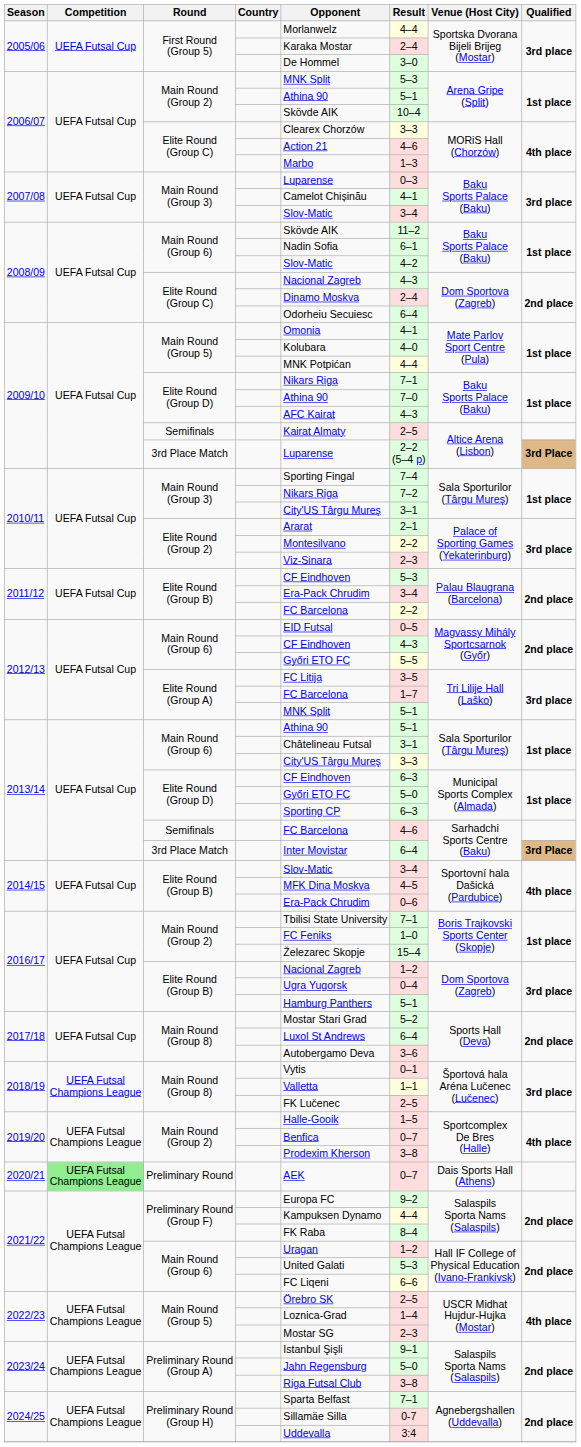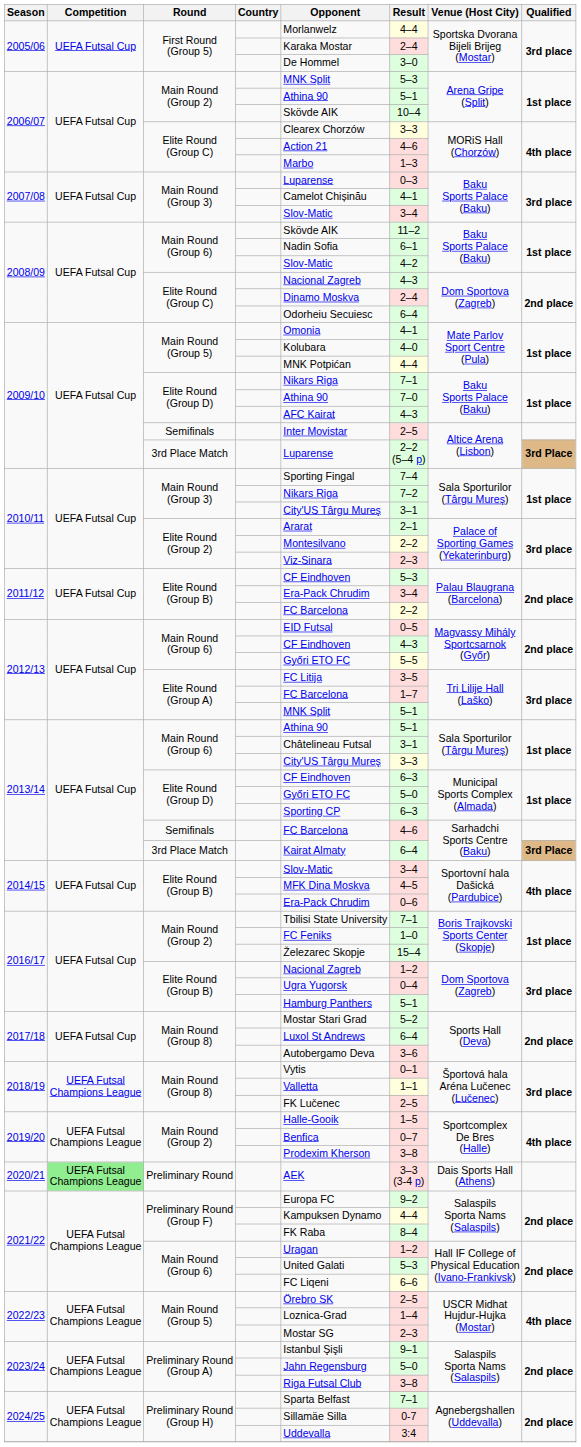(314, 431) Kairat Almaty -> (315, 431) Inter Movistar
(315, 850) Inter Movistar -> (314, 850) Kairat Almaty
(409, 1176) 0–7 -> (409, 1176) 3–3 (3-4 p)
